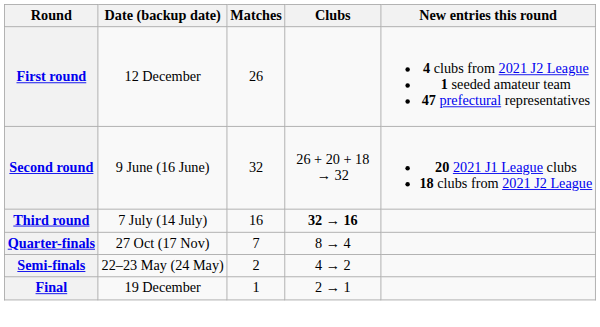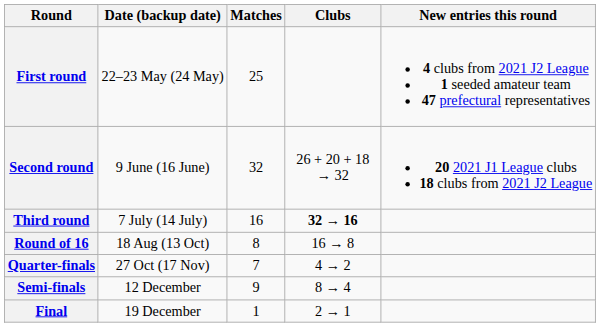(163, 76) 12 December -> (163, 76) 22–23 May (24 May)
(256, 76) 26 -> (256, 76) 25
+ row: (51, 243)
(333, 243) 8 → 4 -> (333, 265) 4 → 2
(163, 265) 22–23 May (24 May) -> (163, 288) 12 December
(256, 265) 2 -> (256, 288) 9
(333, 265) 4 → 2 -> (333, 288) 8 → 4
